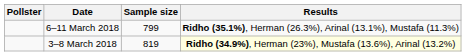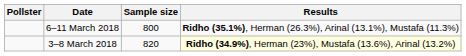(151, 28) 799 -> (151, 28) 800
(151, 43) 819 -> (151, 43) 820
